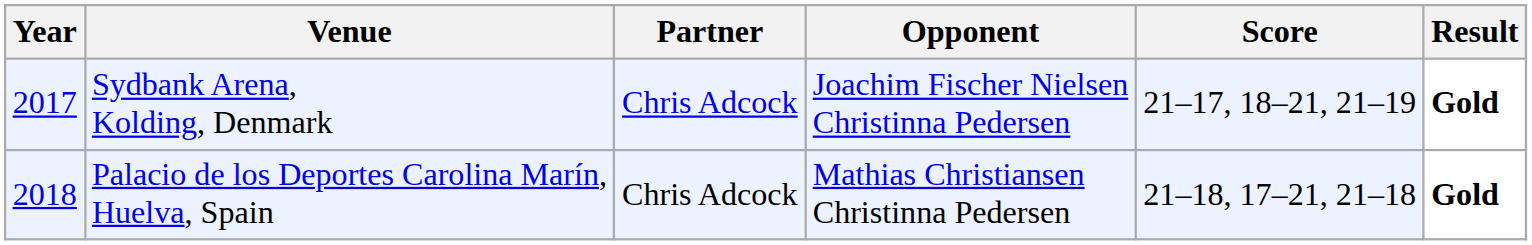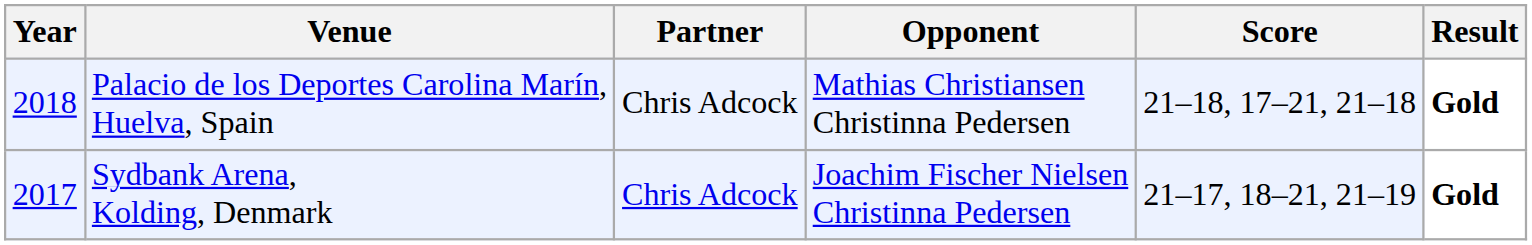rows swapped: (212, 103) <-> (349, 194)
